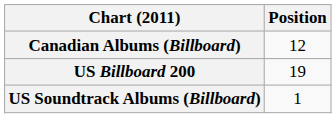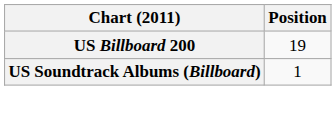- row: (134, 44)
